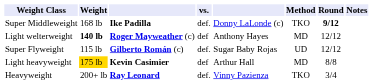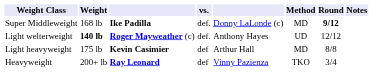(301, 23) TKO -> (301, 23) MD
(203, 36) def -> (204, 36) def.
(301, 36) MD -> (301, 36) UD
- row: (34, 49)
(91, 62) gold background -> (91, 49) no background
(204, 75) def. -> (203, 62) def
